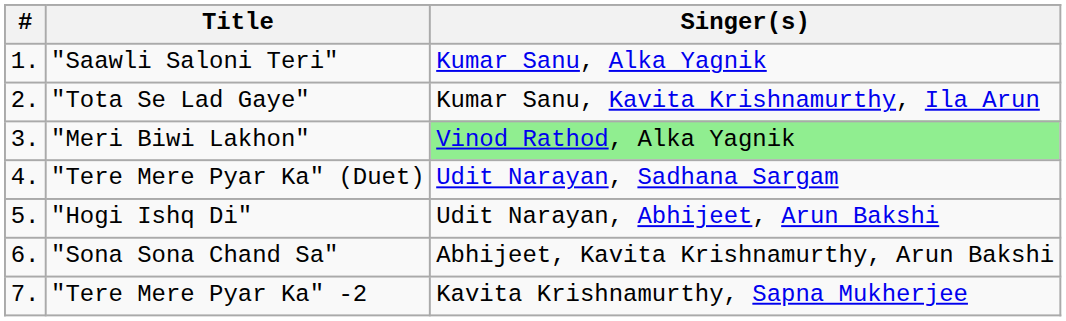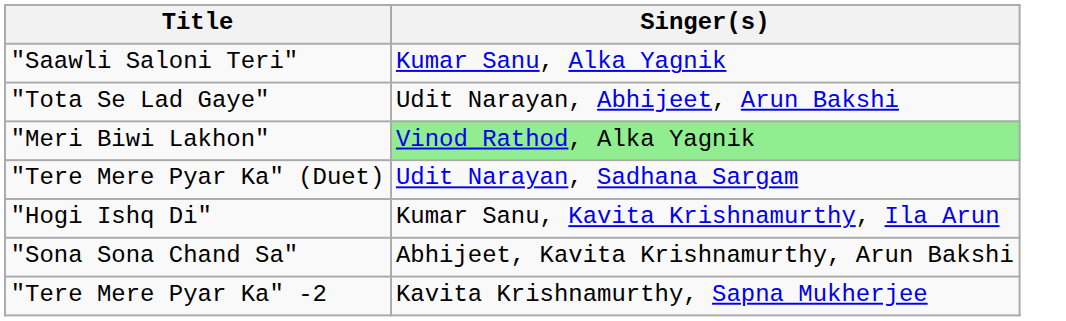- column: (25, 25)
(738, 102) Kumar Sanu, Kavita Krishnamurthy, Ila Arun -> (647, 102) Udit Narayan, Abhijeet, Arun Bakshi
(688, 218) Udit Narayan, Abhijeet, Arun Bakshi -> (698, 218) Kumar Sanu, Kavita Krishnamurthy, Ila Arun
